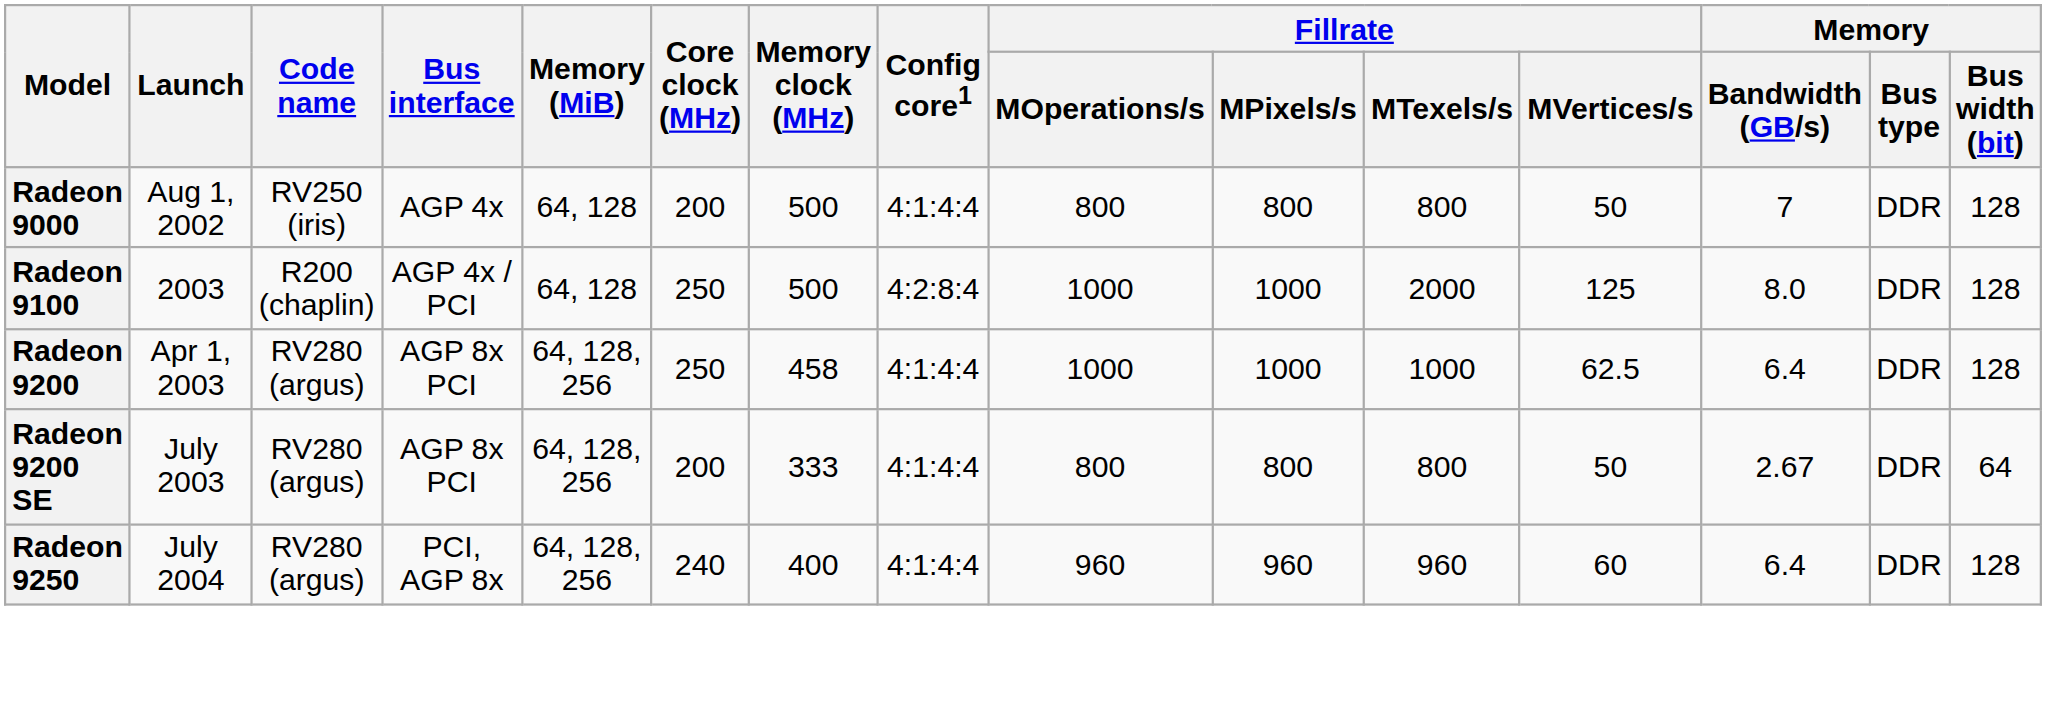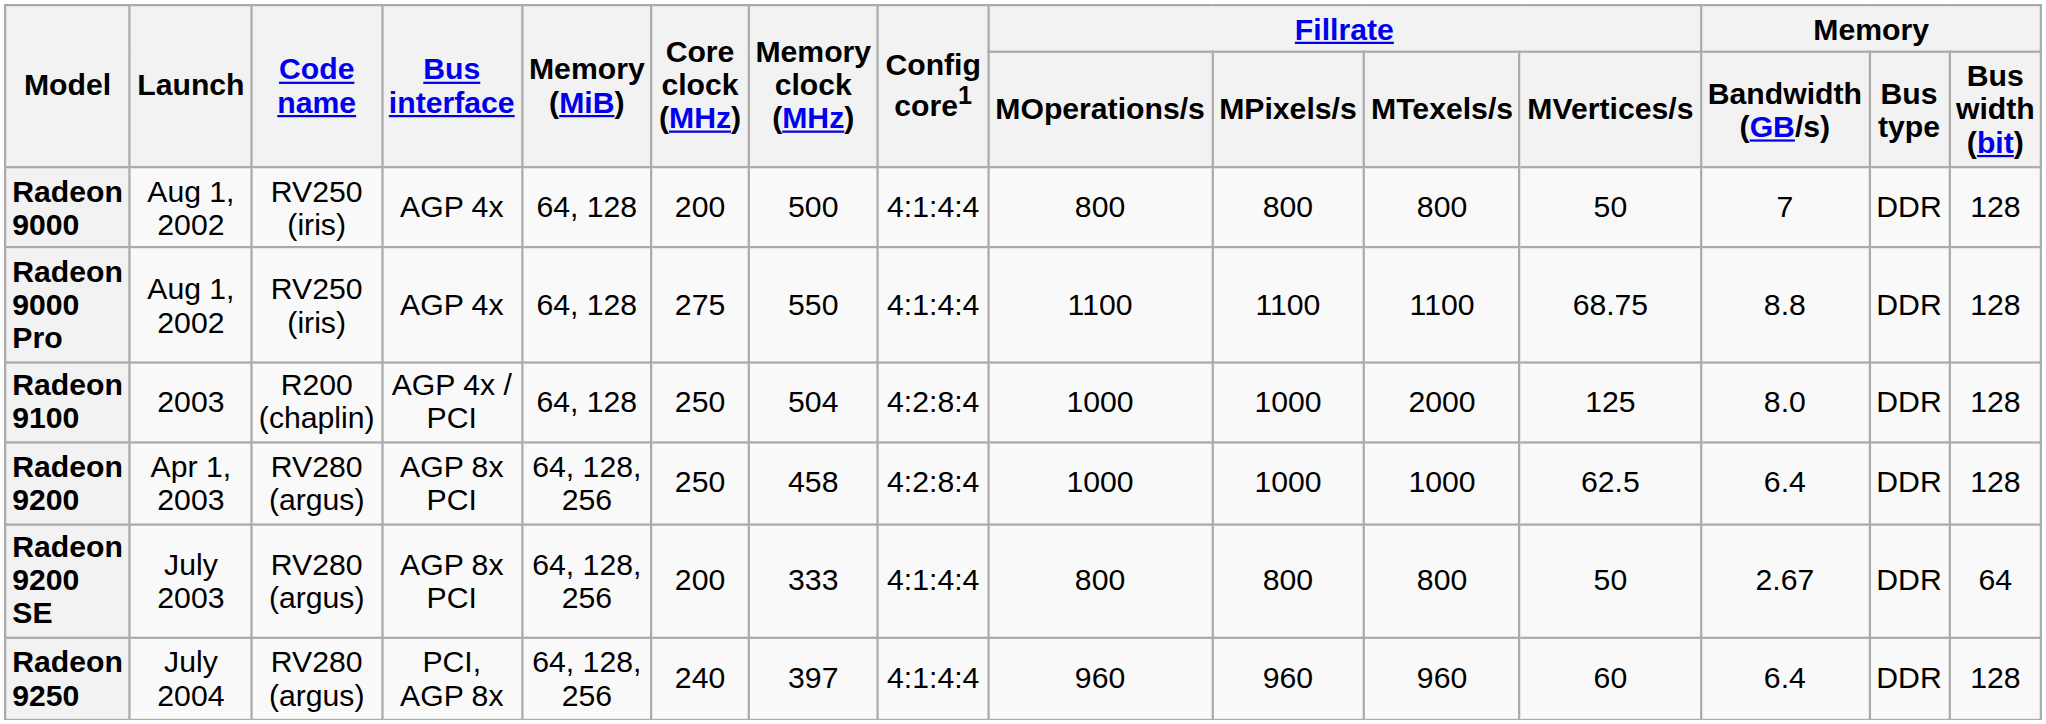+ row: (68, 304)
(813, 288) 500 -> (813, 402) 504
(933, 369) 4:1:4:4 -> (933, 483) 4:2:8:4
(813, 564) 400 -> (813, 678) 397
